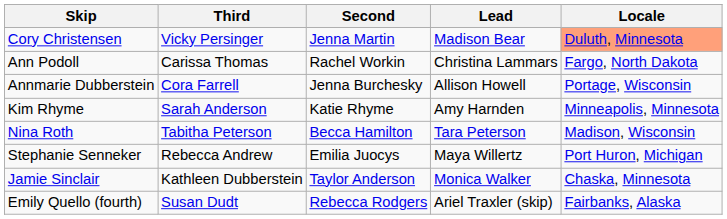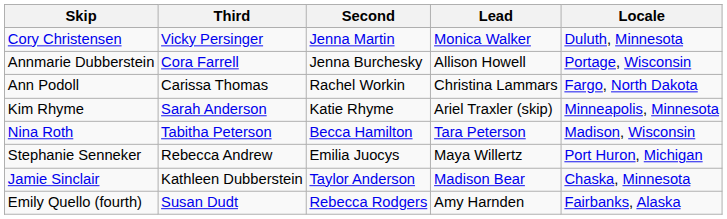(479, 39) Madison Bear -> (482, 39) Monica Walker
(624, 39) lightsalmon background -> (624, 39) no background
rows swapped: (81, 86) <-> (43, 62)
(479, 109) Amy Harnden -> (493, 109) Ariel Traxler (skip)
(482, 179) Monica Walker -> (479, 179) Madison Bear
(493, 202) Ariel Traxler (skip) -> (479, 202) Amy Harnden
